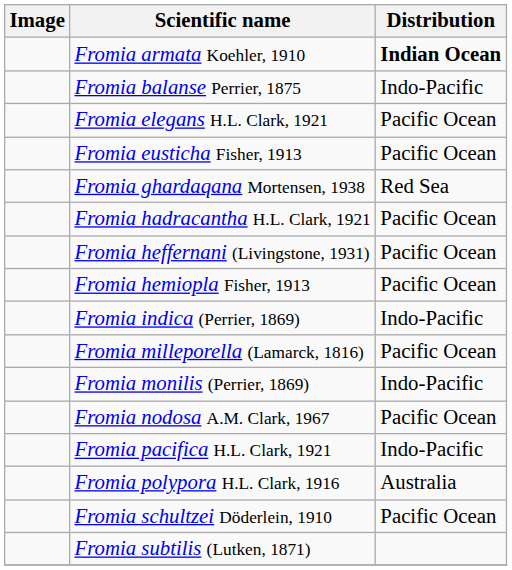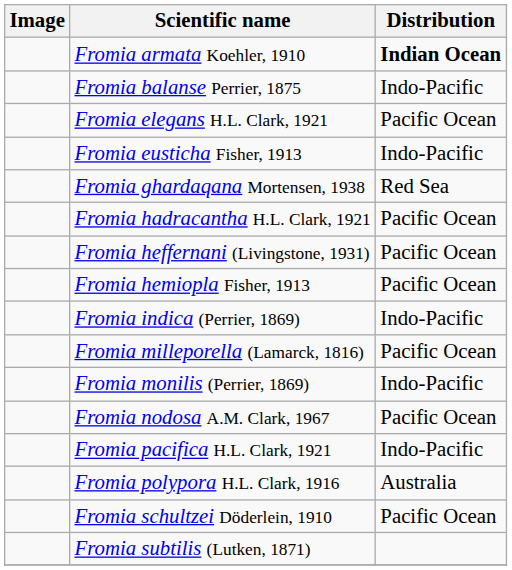(438, 152) Pacific Ocean -> (432, 152) Indo-Pacific
